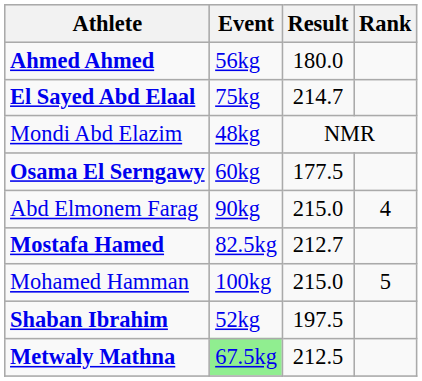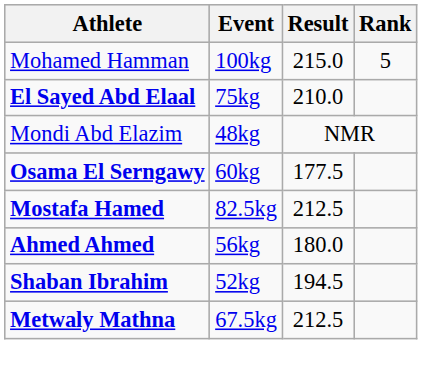rows swapped: (82, 60) <-> (100, 282)
(318, 97) 214.7 -> (318, 97) 210.0
- row: (104, 208)
(318, 245) 212.7 -> (318, 208) 212.5
(318, 319) 197.5 -> (318, 282) 194.5
(246, 356) lightgreen background -> (246, 319) no background
